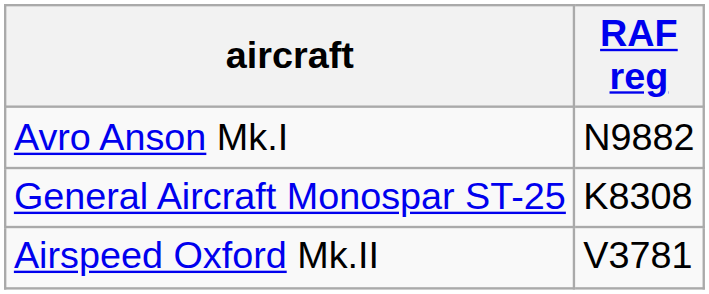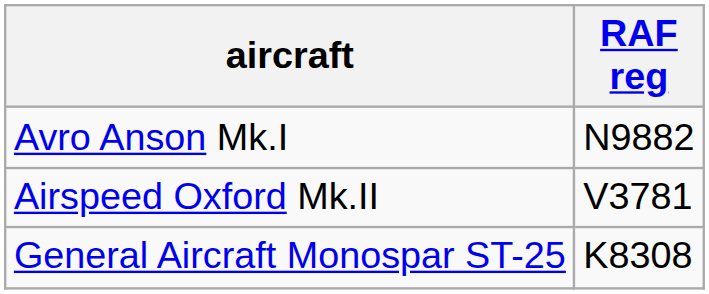rows swapped: (196, 256) <-> (290, 196)
